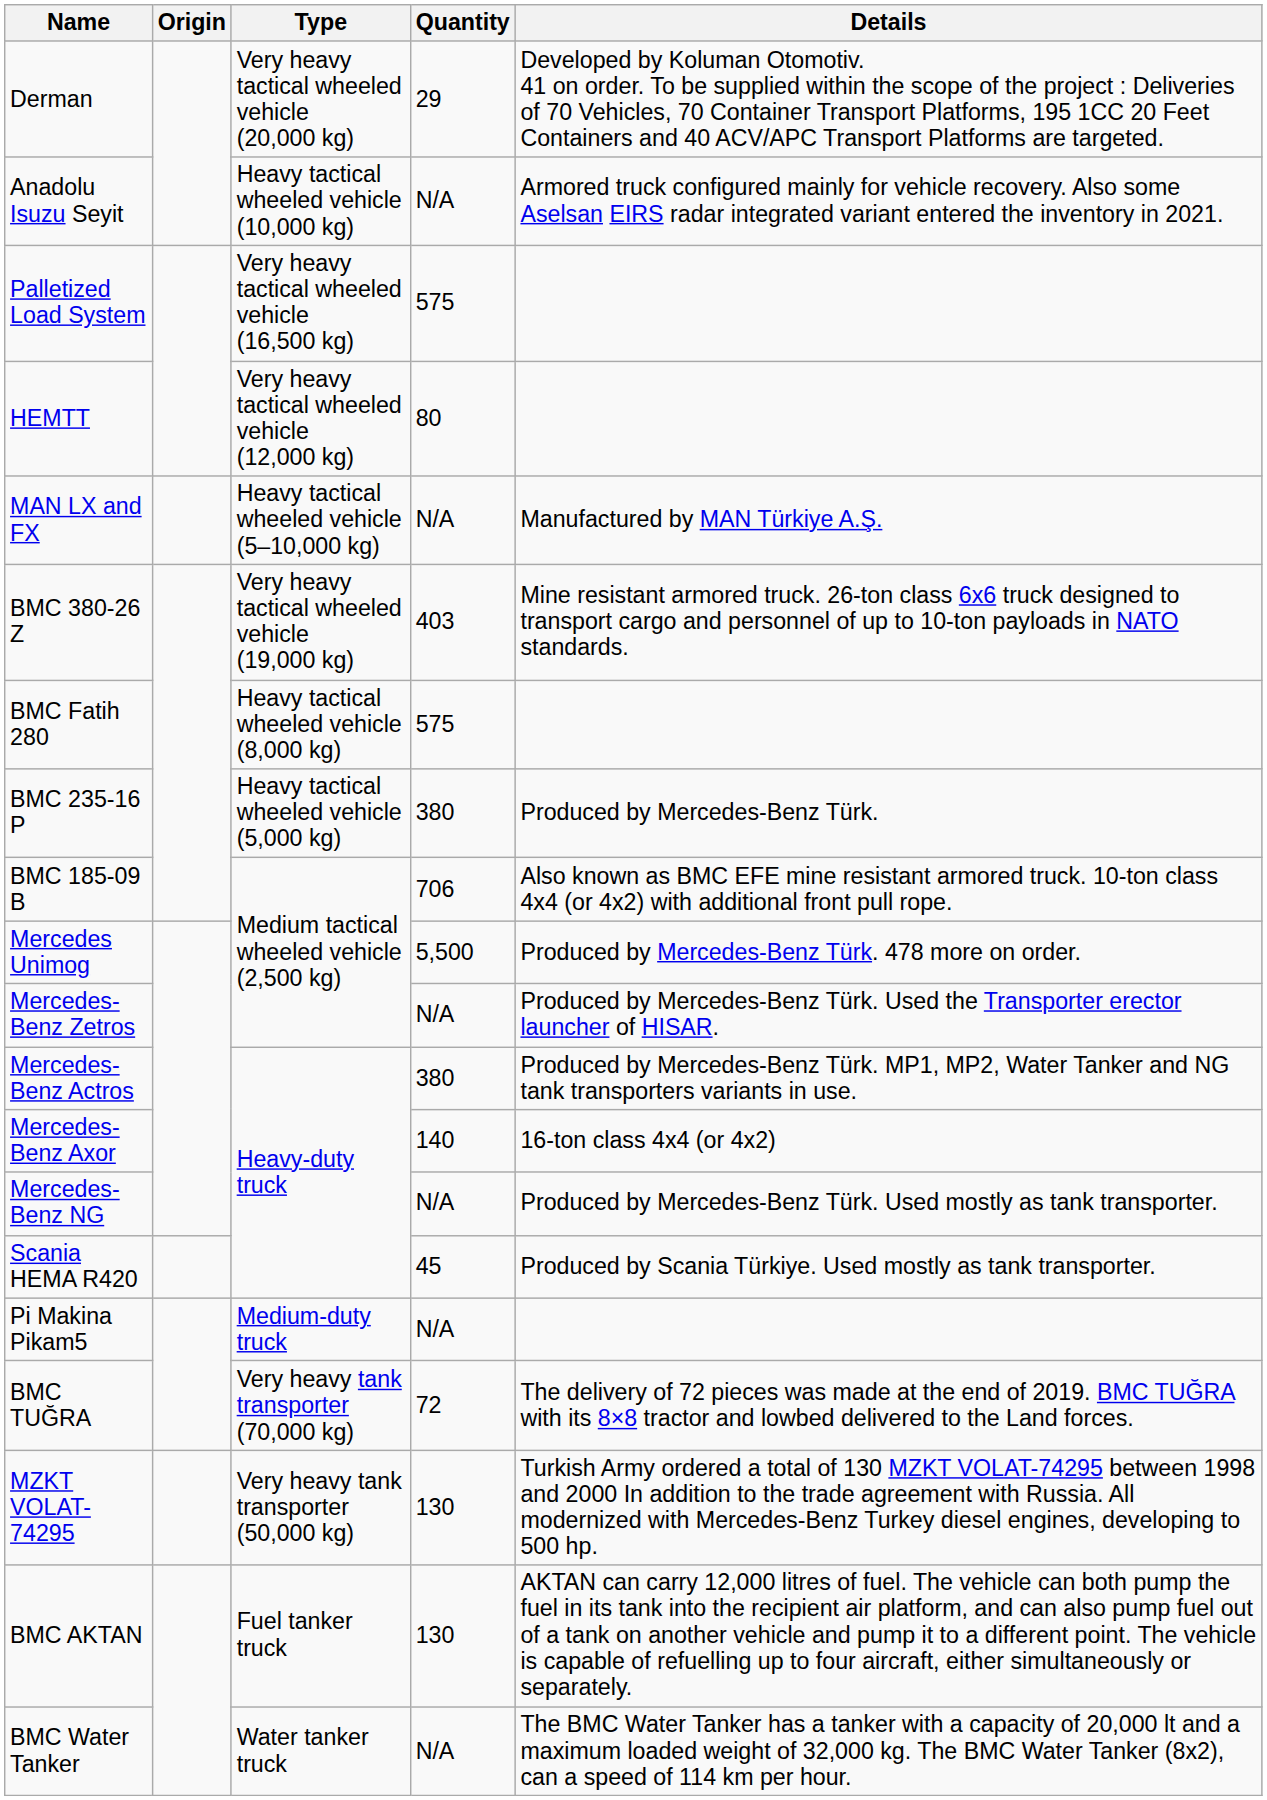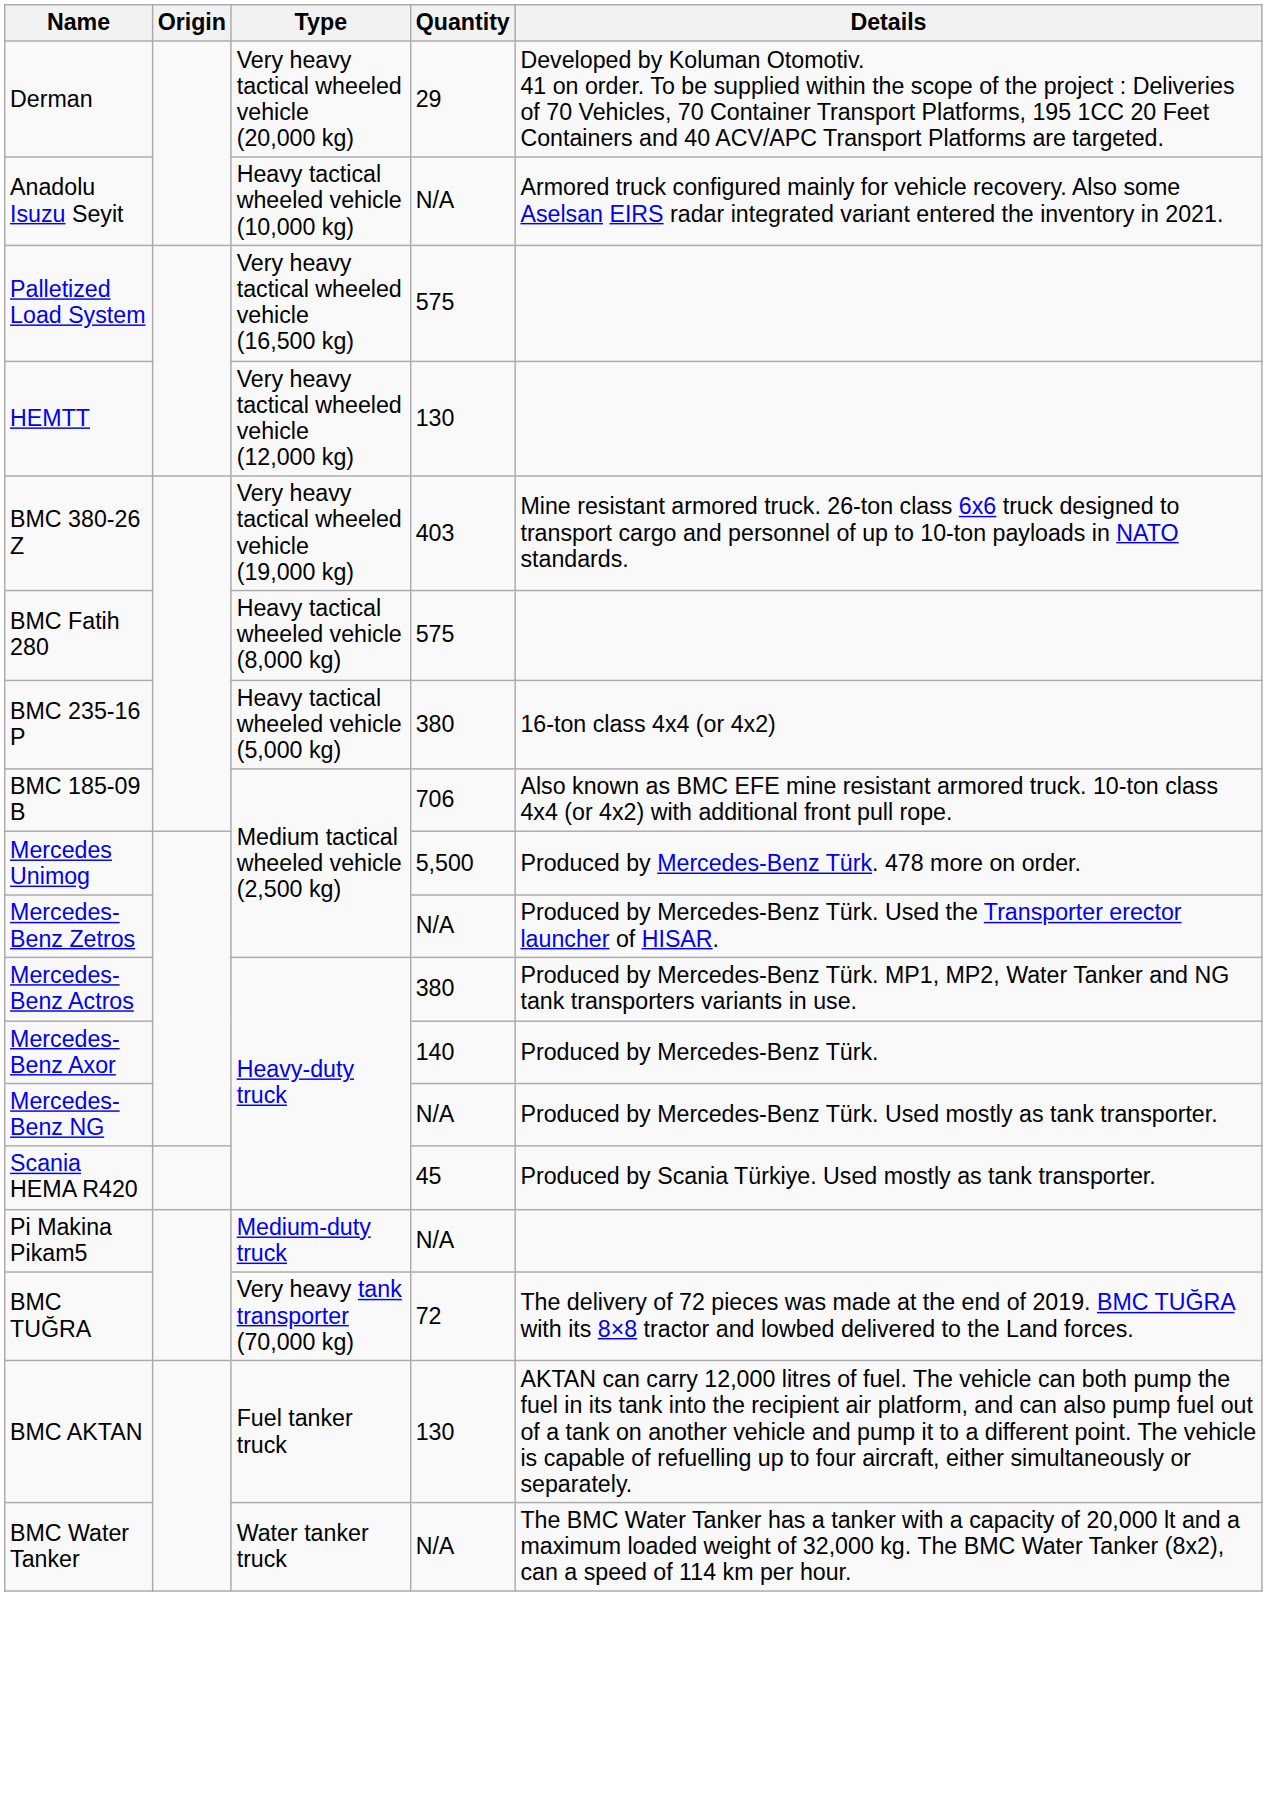(429, 418) 80 -> (435, 418) 130
- row: (76, 520)
(699, 813) Produced by Mercedes-Benz Türk. -> (648, 724) 16-ton class 4x4 (or 4x2)
(648, 1140) 16-ton class 4x4 (or 4x2) -> (699, 1051) Produced by Mercedes-Benz Türk.
- row: (50, 1507)
